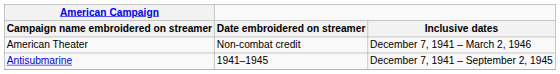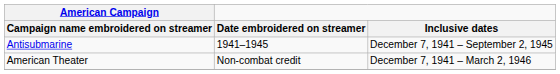rows swapped: (39, 61) <-> (47, 45)
